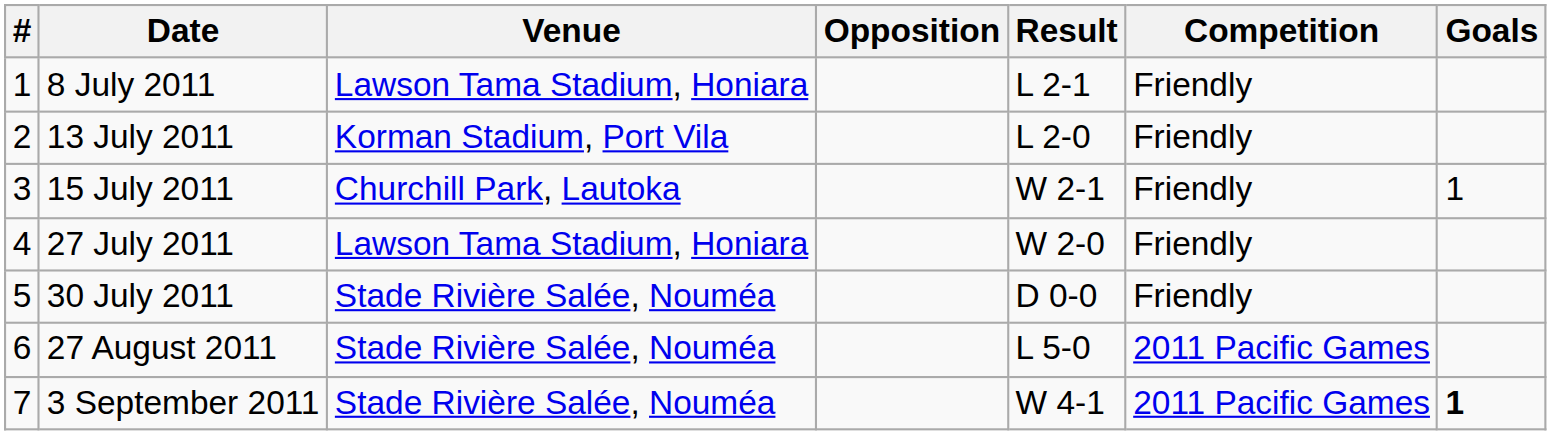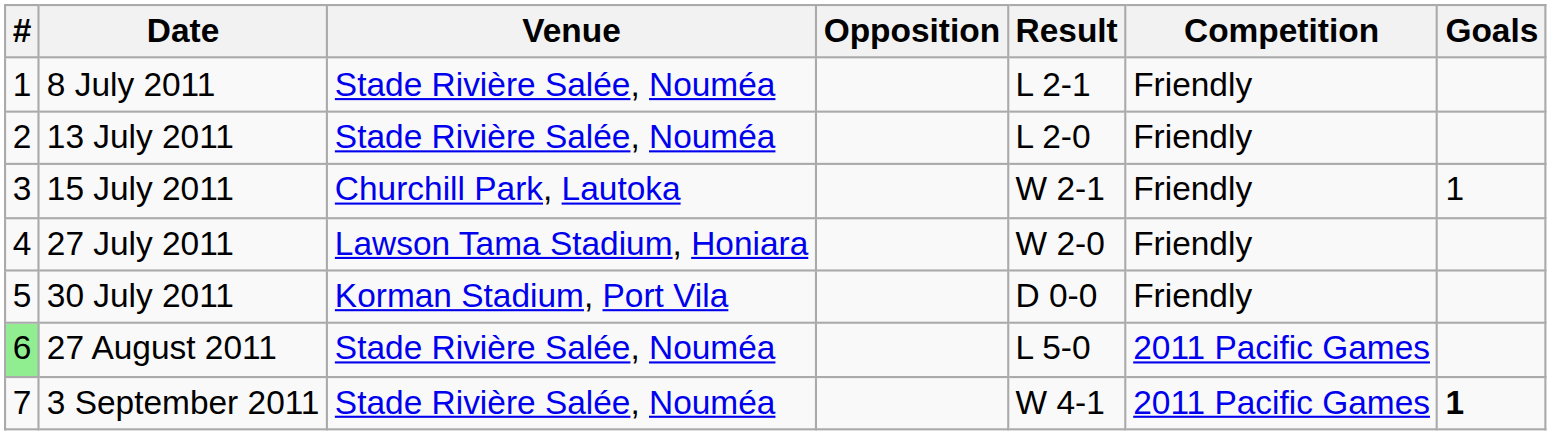(572, 84) Lawson Tama Stadium, Honiara -> (555, 84) Stade Rivière Salée, Nouméa
(532, 137) Korman Stadium, Port Vila -> (555, 137) Stade Rivière Salée, Nouméa
(555, 296) Stade Rivière Salée, Nouméa -> (532, 296) Korman Stadium, Port Vila
(22, 349) no background -> (22, 349) lightgreen background
